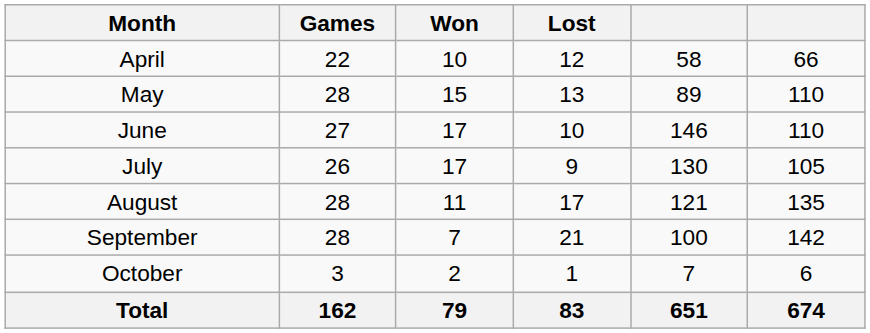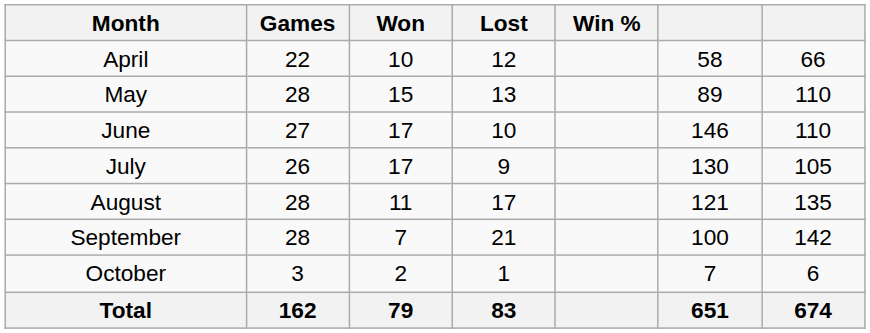+ column: (607, 23)
